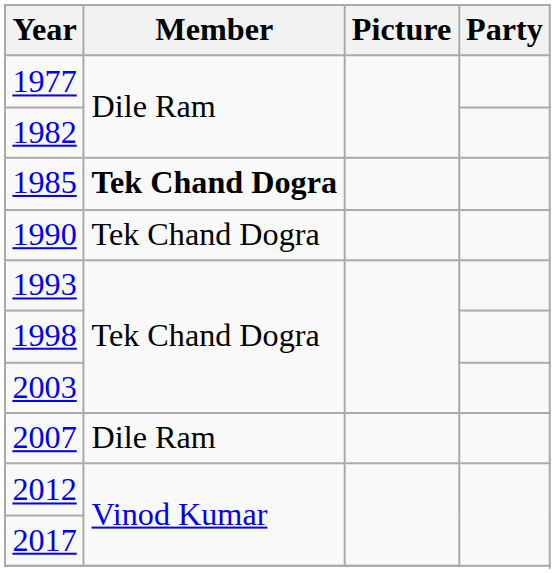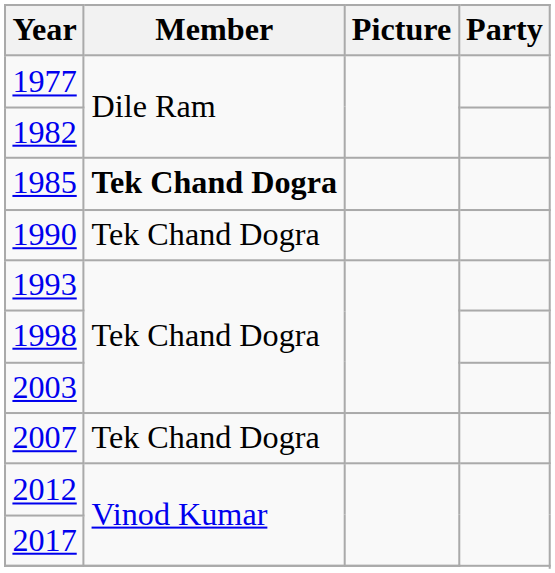(154, 438) Dile Ram -> (206, 438) Tek Chand Dogra
